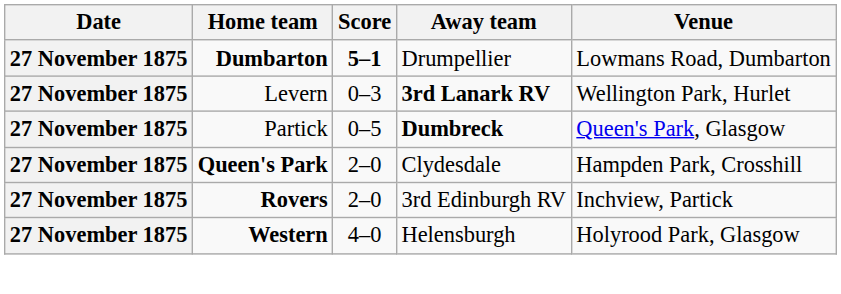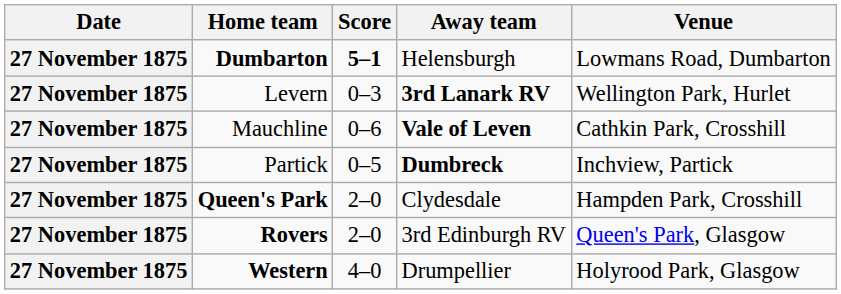(456, 57) Drumpellier -> (459, 57) Helensburgh
+ row: (280, 128)
(681, 128) Queen's Park, Glasgow -> (655, 164) Inchview, Partick
(655, 199) Inchview, Partick -> (681, 235) Queen's Park, Glasgow
(459, 235) Helensburgh -> (456, 270) Drumpellier
